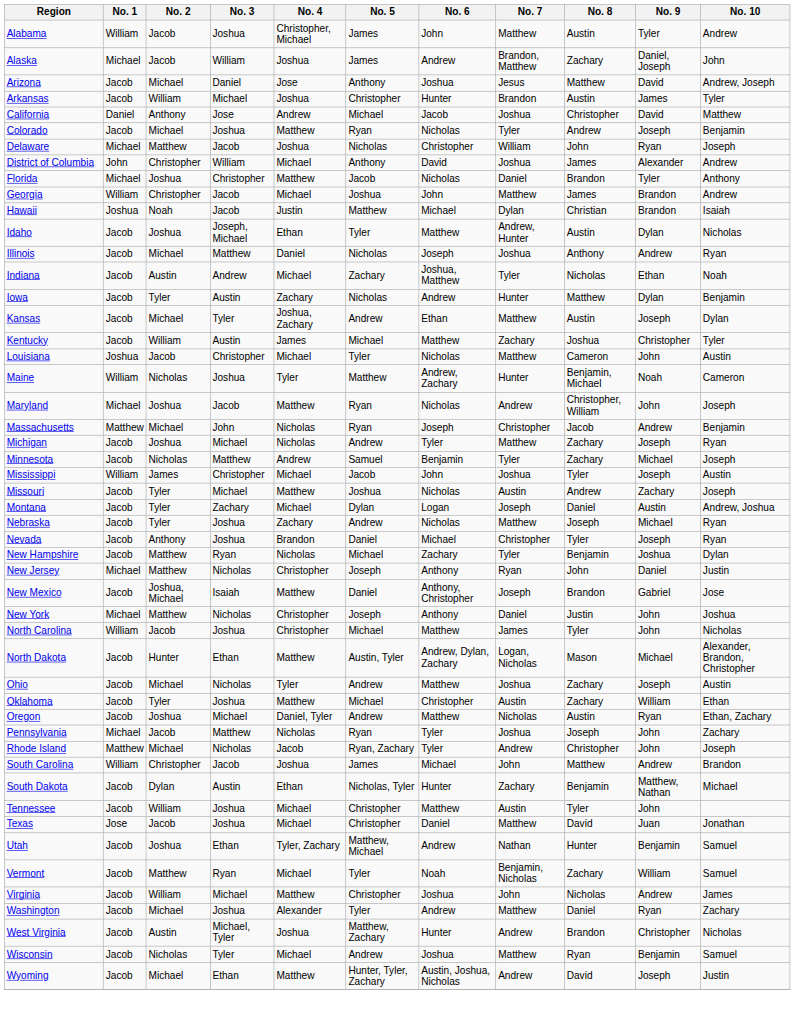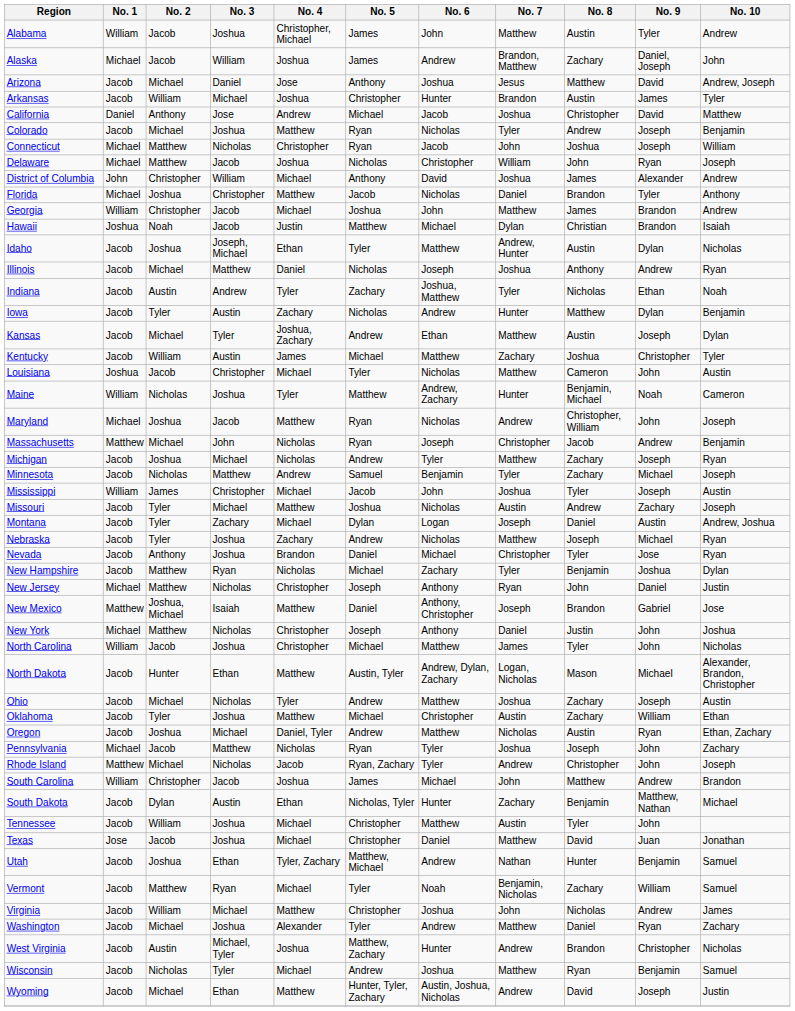+ row: (33, 147)
(294, 275) Michael -> (287, 291) Tyler
(654, 539) Joseph -> (649, 555) Jose
(119, 593) Jacob -> (125, 609) Matthew
